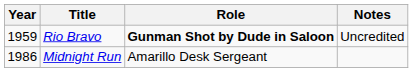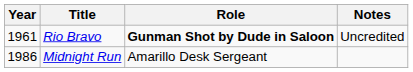(22, 36) 1959 -> (22, 36) 1961
